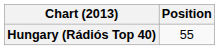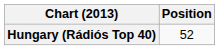(187, 34) 55 -> (187, 34) 52
